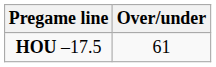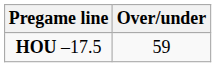(161, 47) 61 -> (161, 47) 59
